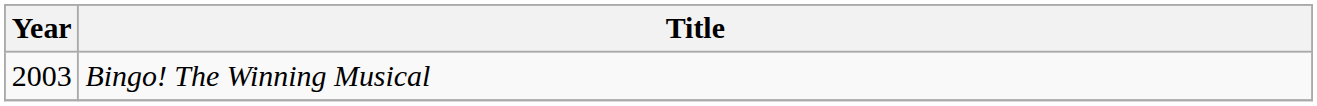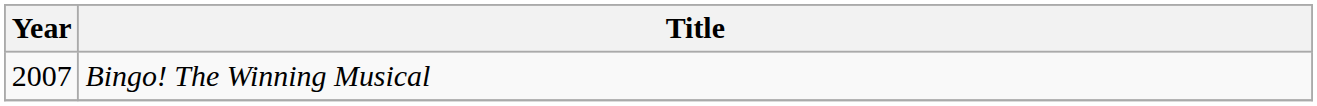(42, 75) 2003 -> (42, 75) 2007
